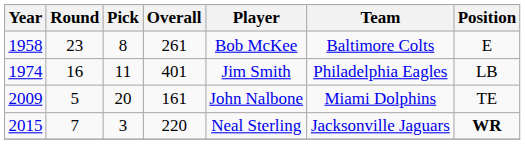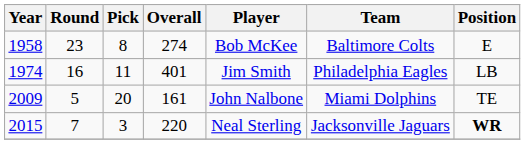(174, 44) 261 -> (174, 44) 274
